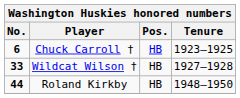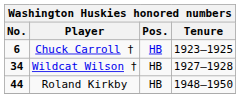(17, 67) 33 -> (17, 67) 34
